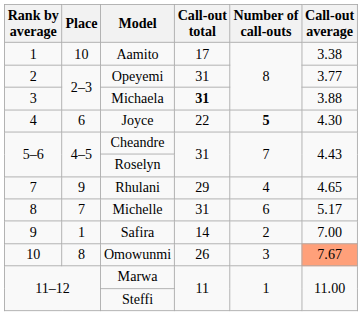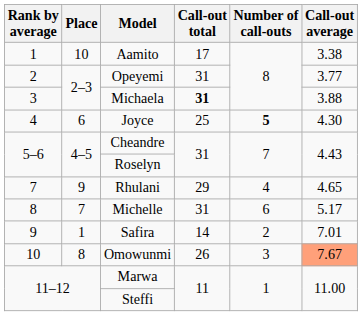(202, 120) 22 -> (202, 120) 25
(330, 232) 7.00 -> (330, 232) 7.01
